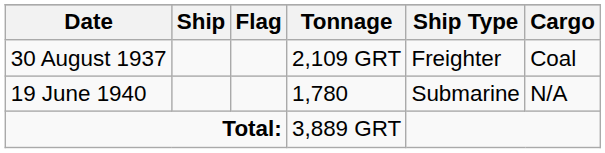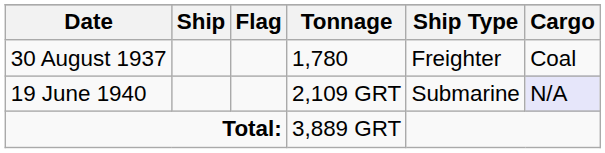(347, 57) 2,109 GRT -> (320, 57) 1,780
(320, 93) 1,780 -> (347, 93) 2,109 GRT
(549, 93) no background -> (549, 93) lavender background
